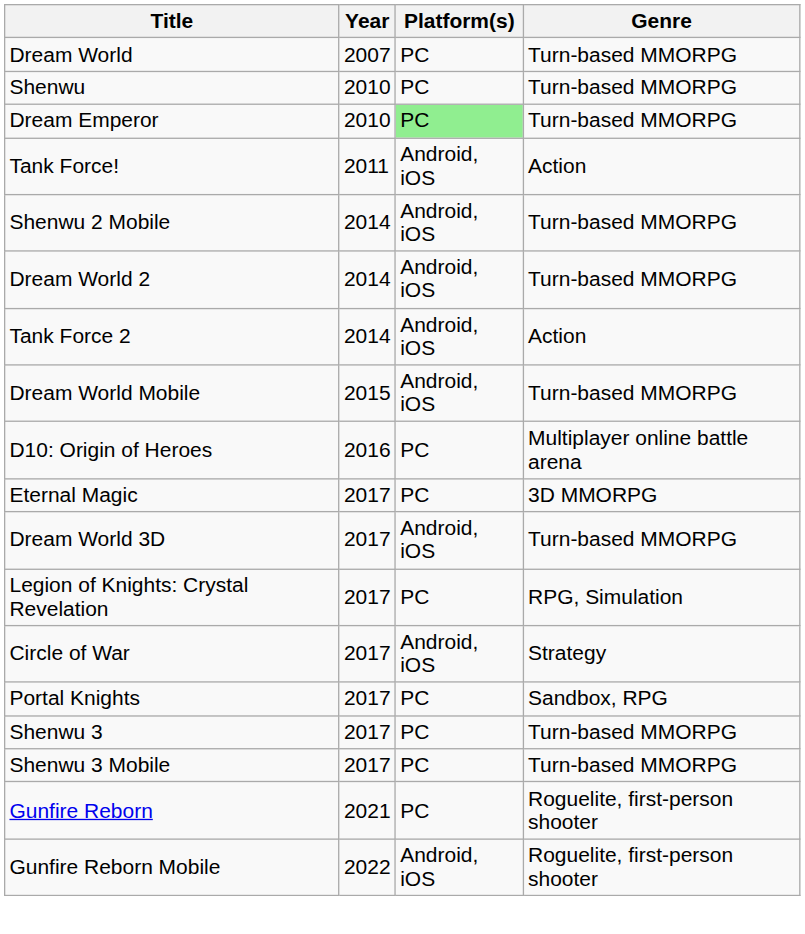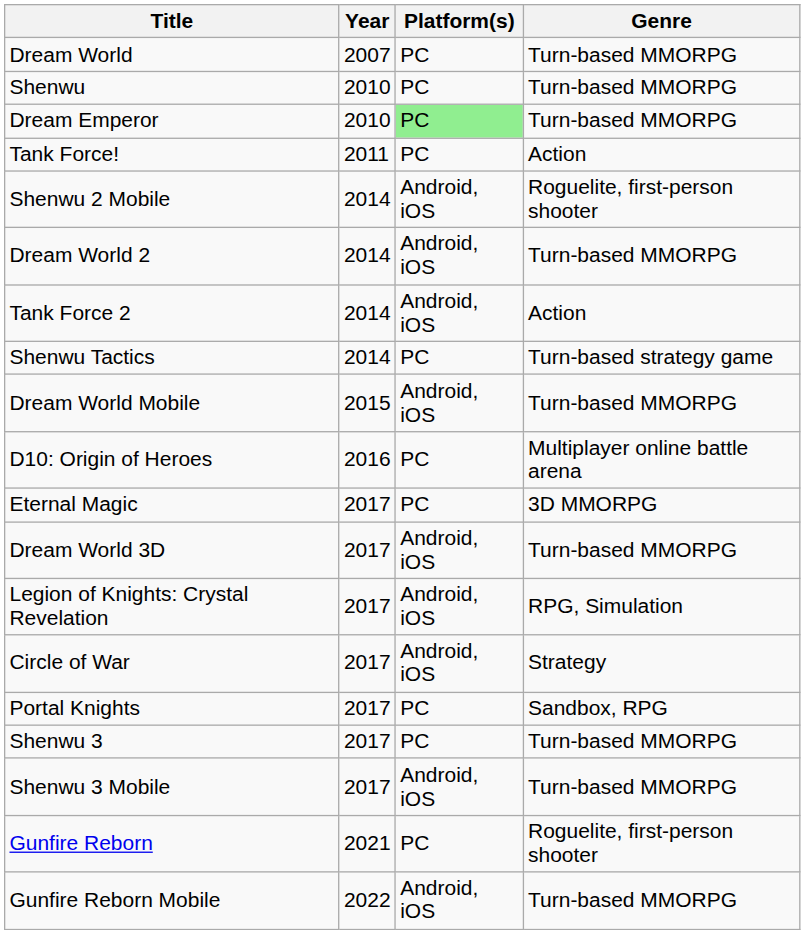(439, 165) Android, iOS -> (415, 154) PC
(633, 222) Turn-based MMORPG -> (631, 199) Roguelite, first-person shooter
+ row: (82, 357)
(415, 596) PC -> (439, 606) Android, iOS
(415, 765) PC -> (439, 786) Android, iOS
(631, 867) Roguelite, first-person shooter -> (633, 900) Turn-based MMORPG
